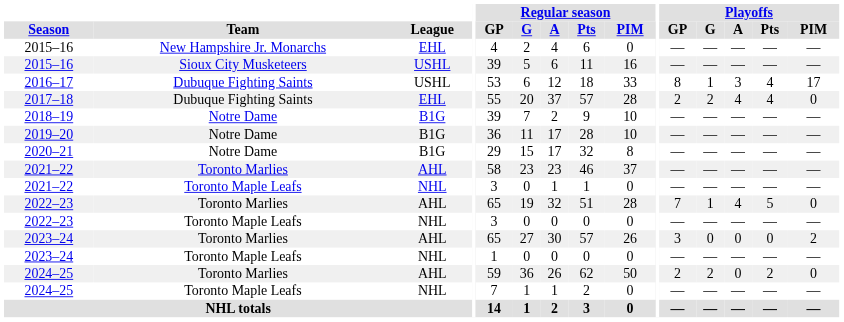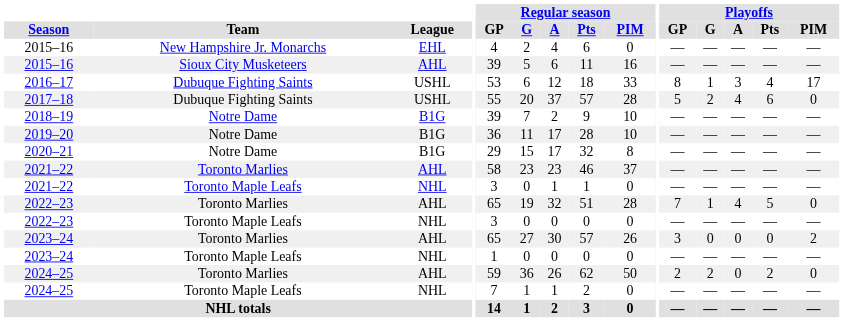(432, 64) USHL -> (432, 64) AHL
(432, 99) EHL -> (432, 99) USHL
(677, 99) 2 -> (677, 99) 5
(770, 99) 4 -> (770, 99) 6
